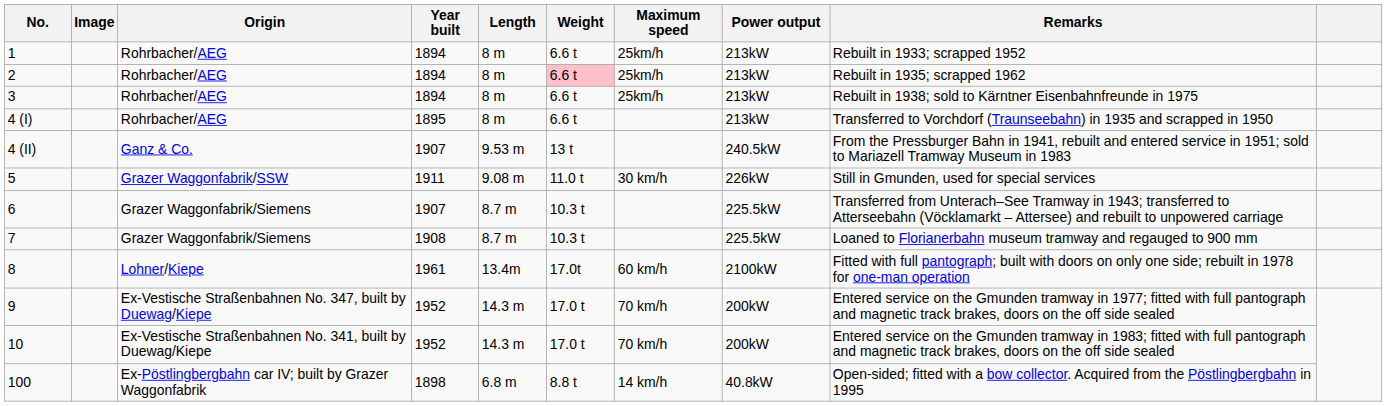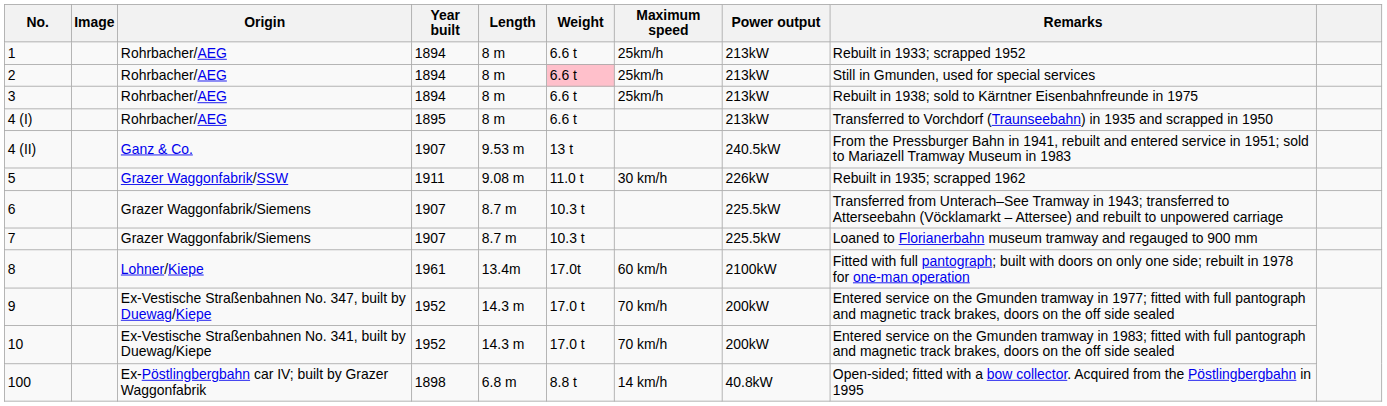(929, 75) Rebuilt in 1935; scrapped 1962 -> (964, 75) Still in Gmunden, used for special services
(964, 179) Still in Gmunden, used for special services -> (929, 179) Rebuilt in 1935; scrapped 1962
(430, 239) 1908 -> (430, 239) 1907
